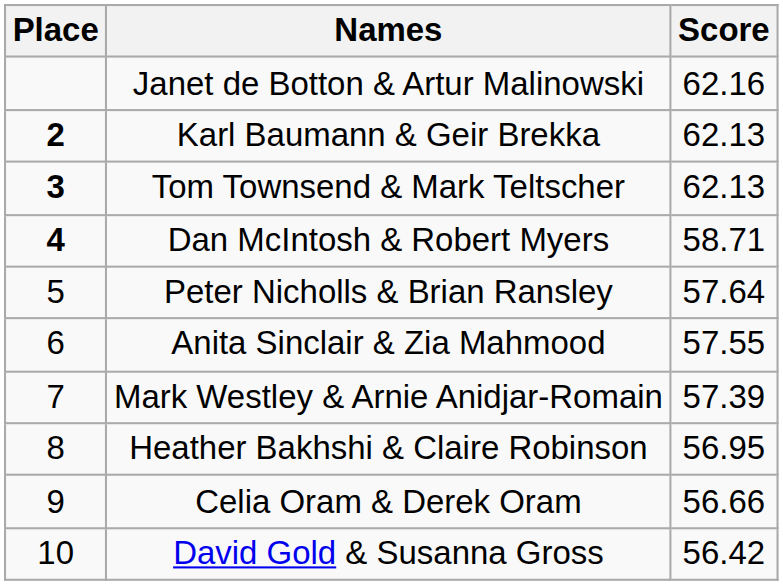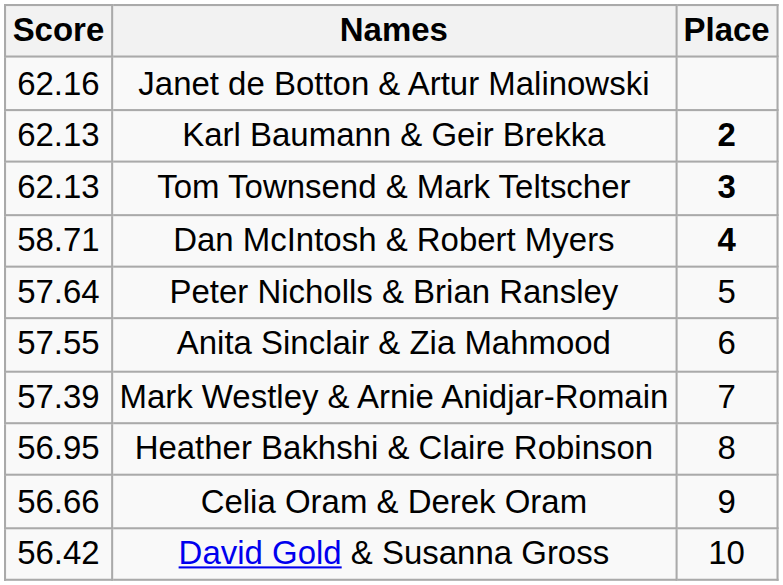columns swapped: (56, 30) <-> (724, 30)
